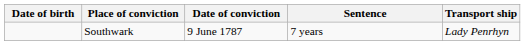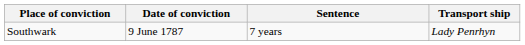- column: (43, 13)
